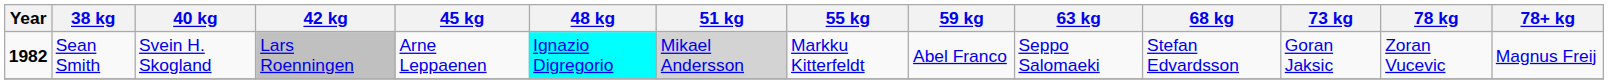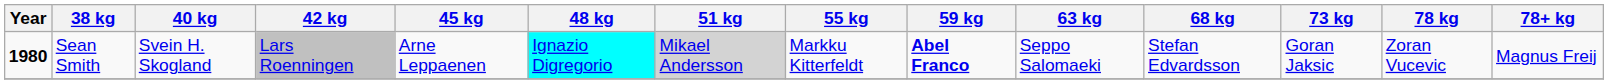(28, 55) 1982 -> (28, 55) 1980
(960, 55) normal -> (940, 55) bold
